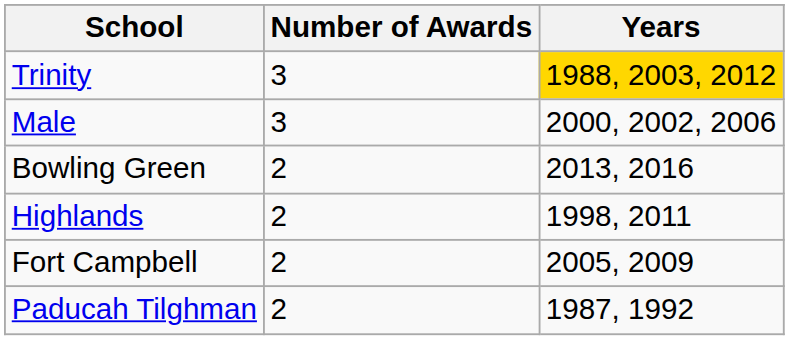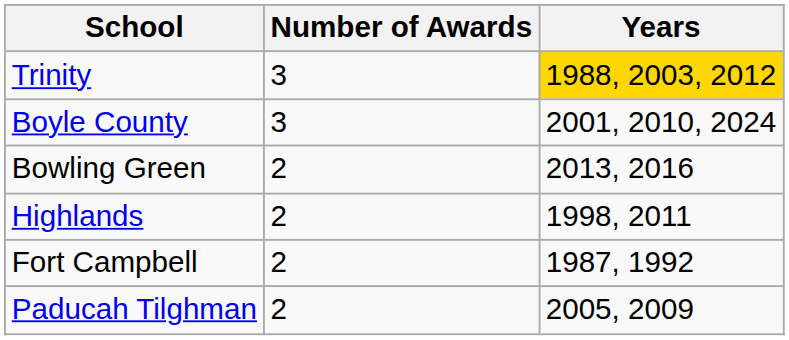- row: (44, 121)
+ row: (100, 121)
(620, 262) 2005, 2009 -> (620, 262) 1987, 1992
(620, 309) 1987, 1992 -> (620, 309) 2005, 2009
